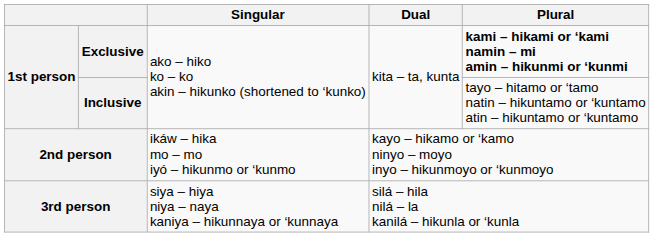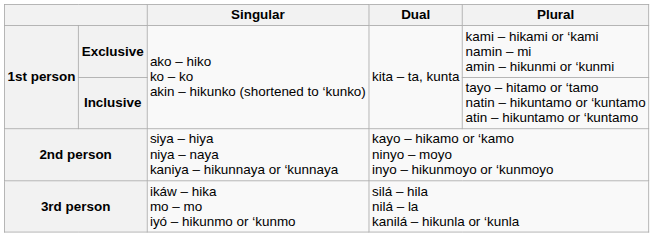(547, 51) bold -> (540, 51) normal
(223, 154) ikáw – hika mo – mo iyó – hikunmo or ‘kunmo -> (244, 154) siya – hiya niya – naya kaniya – hikunnaya or ‘kunnaya
(244, 206) siya – hiya niya – naya kaniya – hikunnaya or ‘kunnaya -> (223, 206) ikáw – hika mo – mo iyó – hikunmo or ‘kunmo
